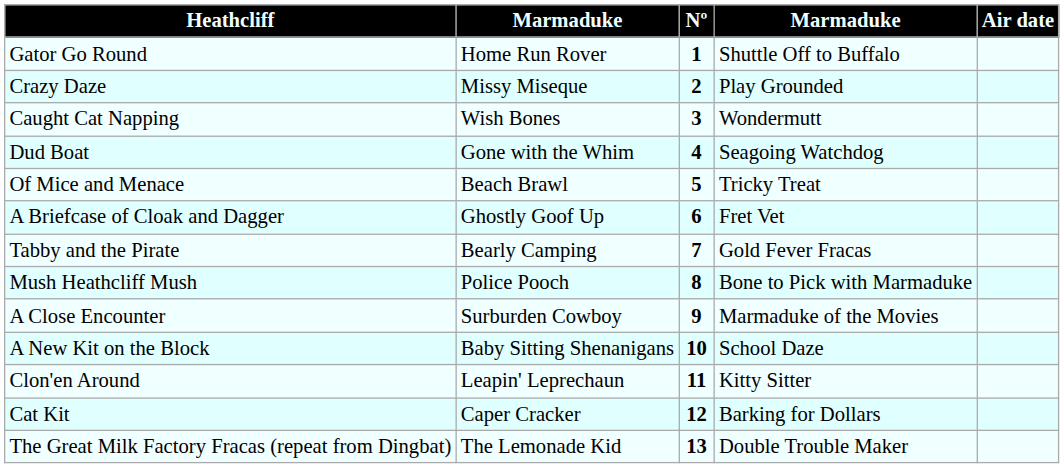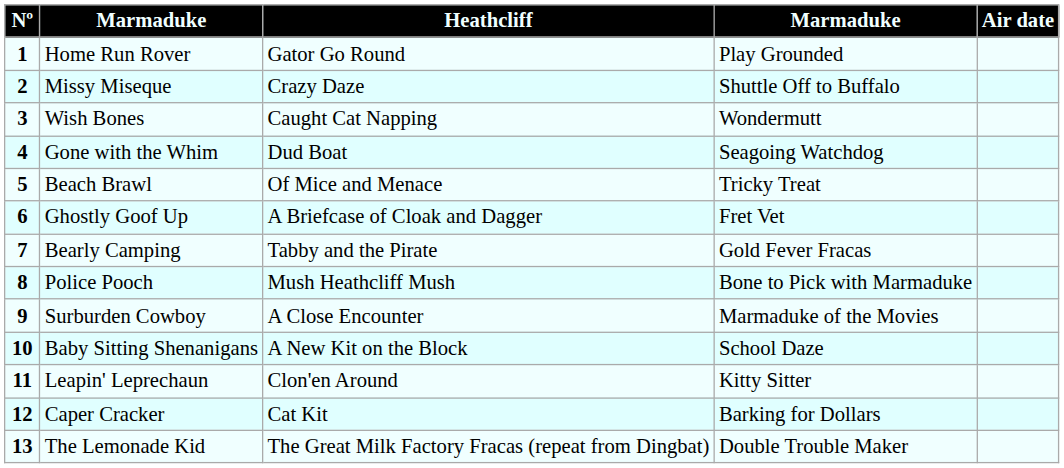columns swapped: (696, 20) <-> (230, 20)
(809, 53) Shuttle Off to Buffalo -> (781, 53) Play Grounded
(781, 86) Play Grounded -> (809, 86) Shuttle Off to Buffalo
